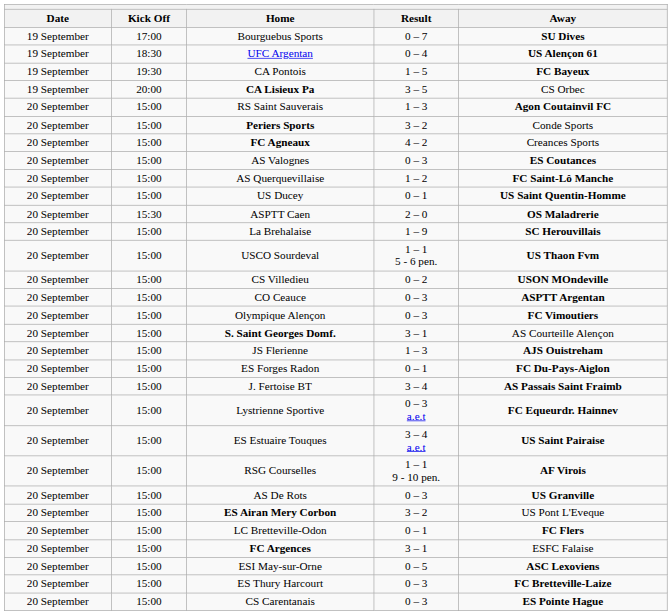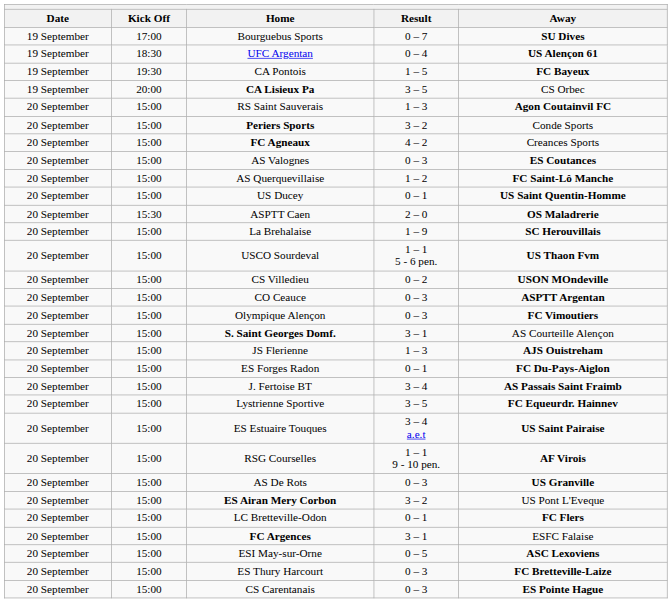(416, 410) 0 – 3 a.e.t -> (416, 404) 3 – 5
